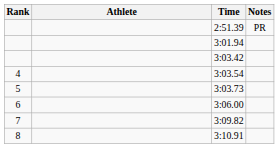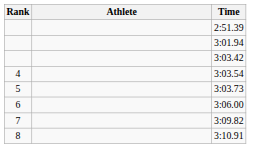- column: (260, 12)
